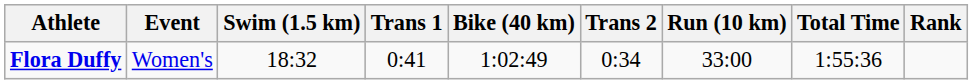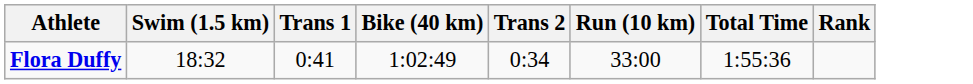- column: (172, 23)
